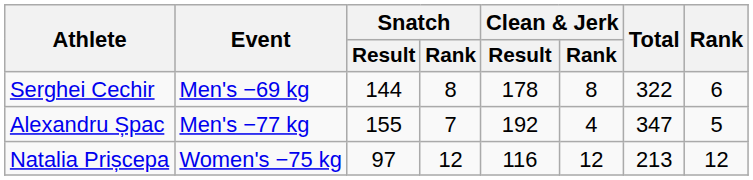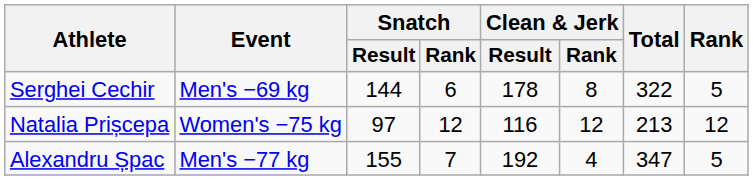(451, 90) 8 -> (451, 90) 6
(716, 90) 6 -> (716, 90) 5
rows swapped: (87, 124) <-> (90, 159)
